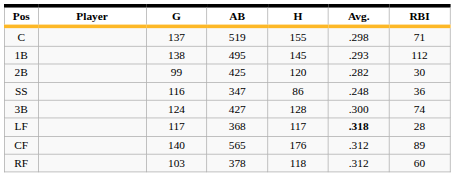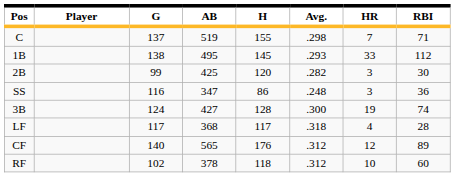+ column: (370, 16)
(359, 127) bold -> (316, 127) normal
(176, 163) 103 -> (156, 163) 102
